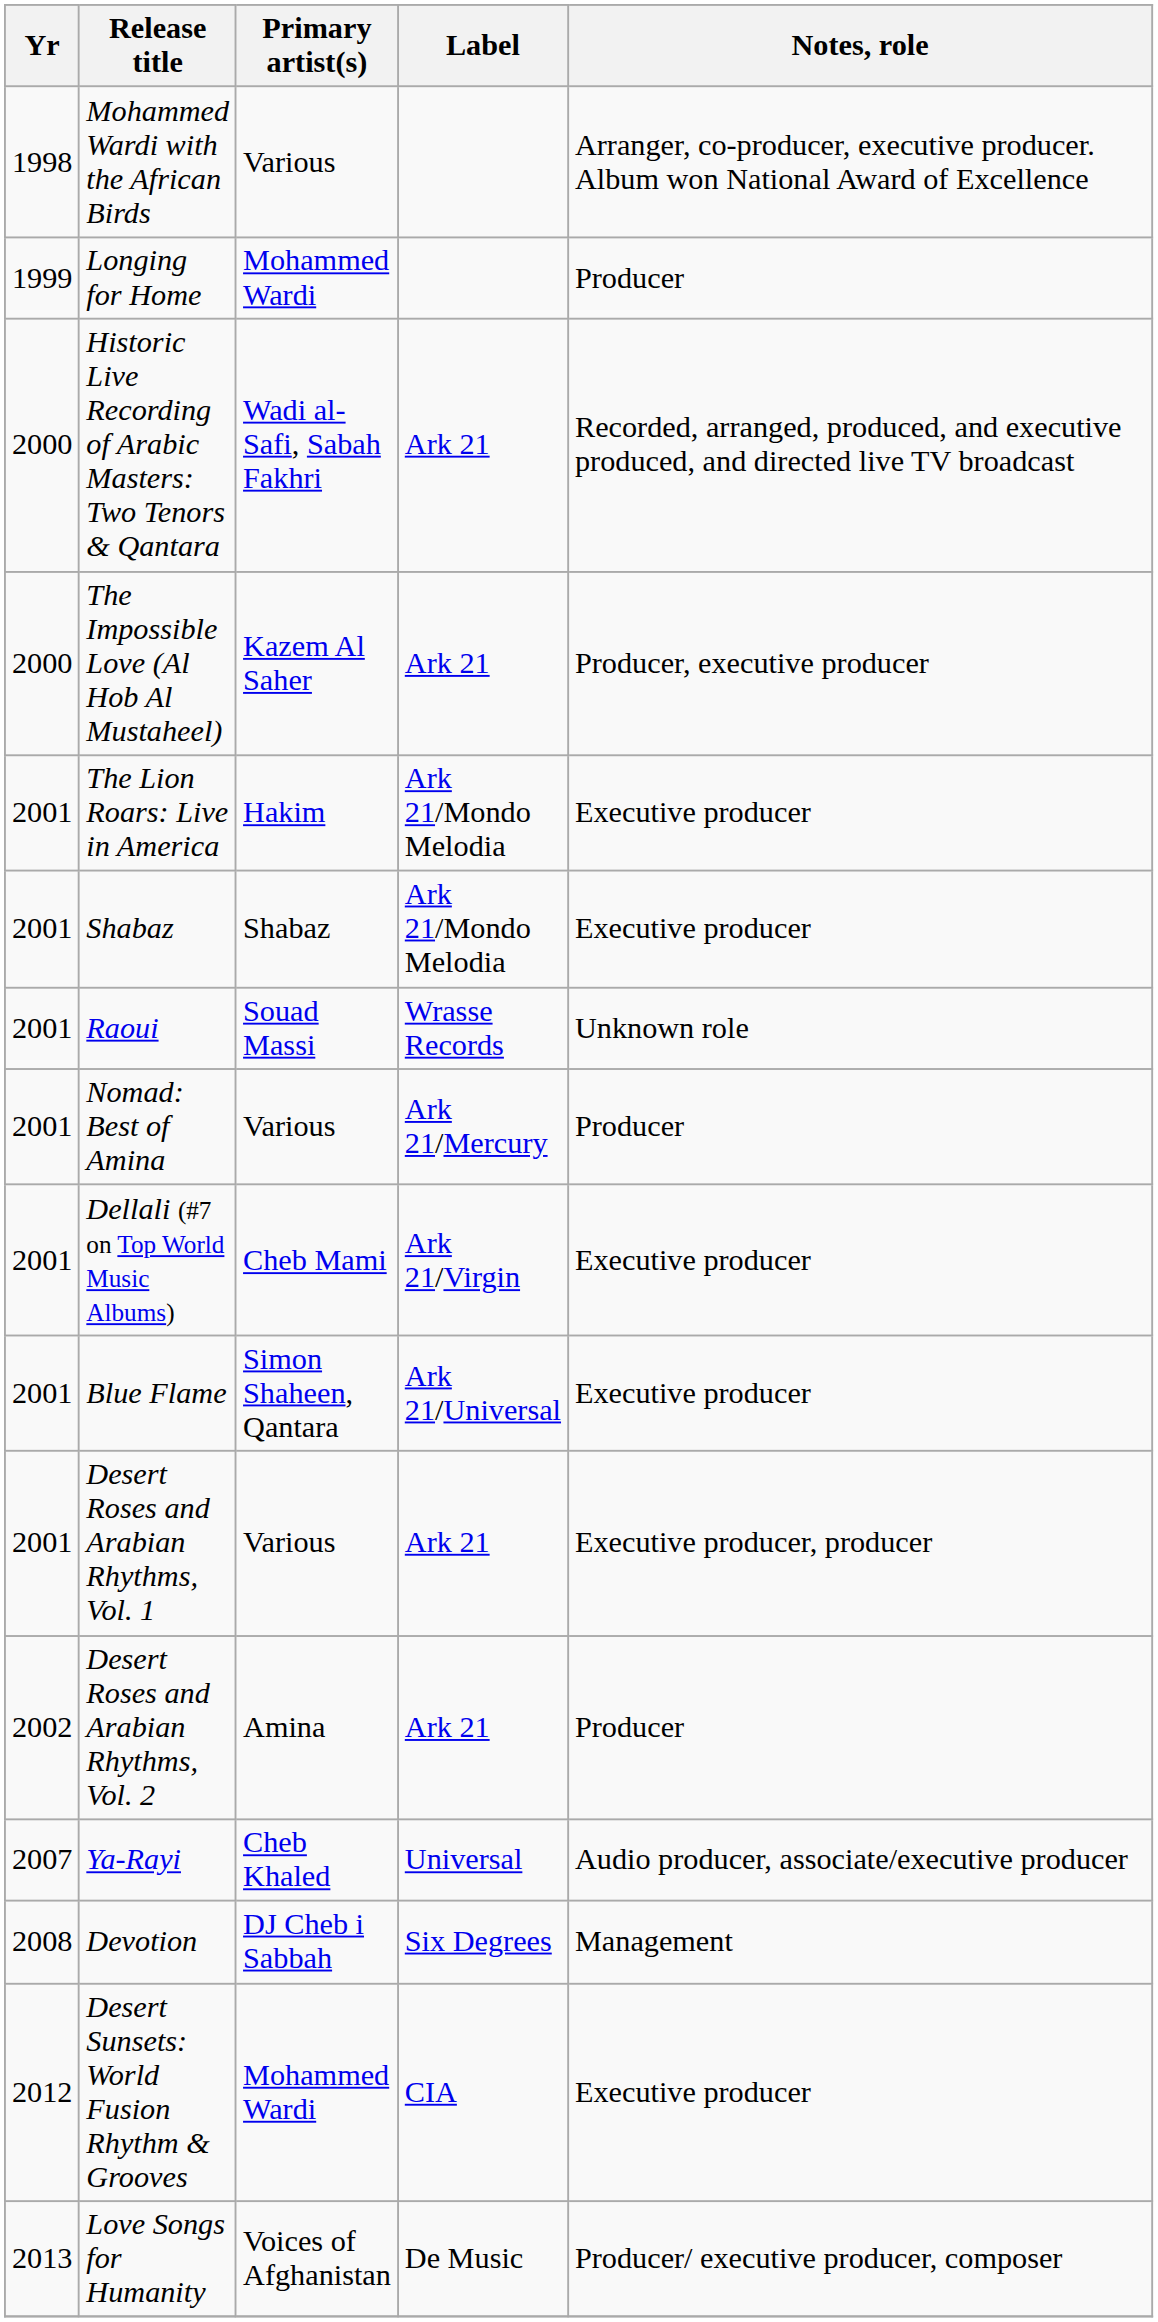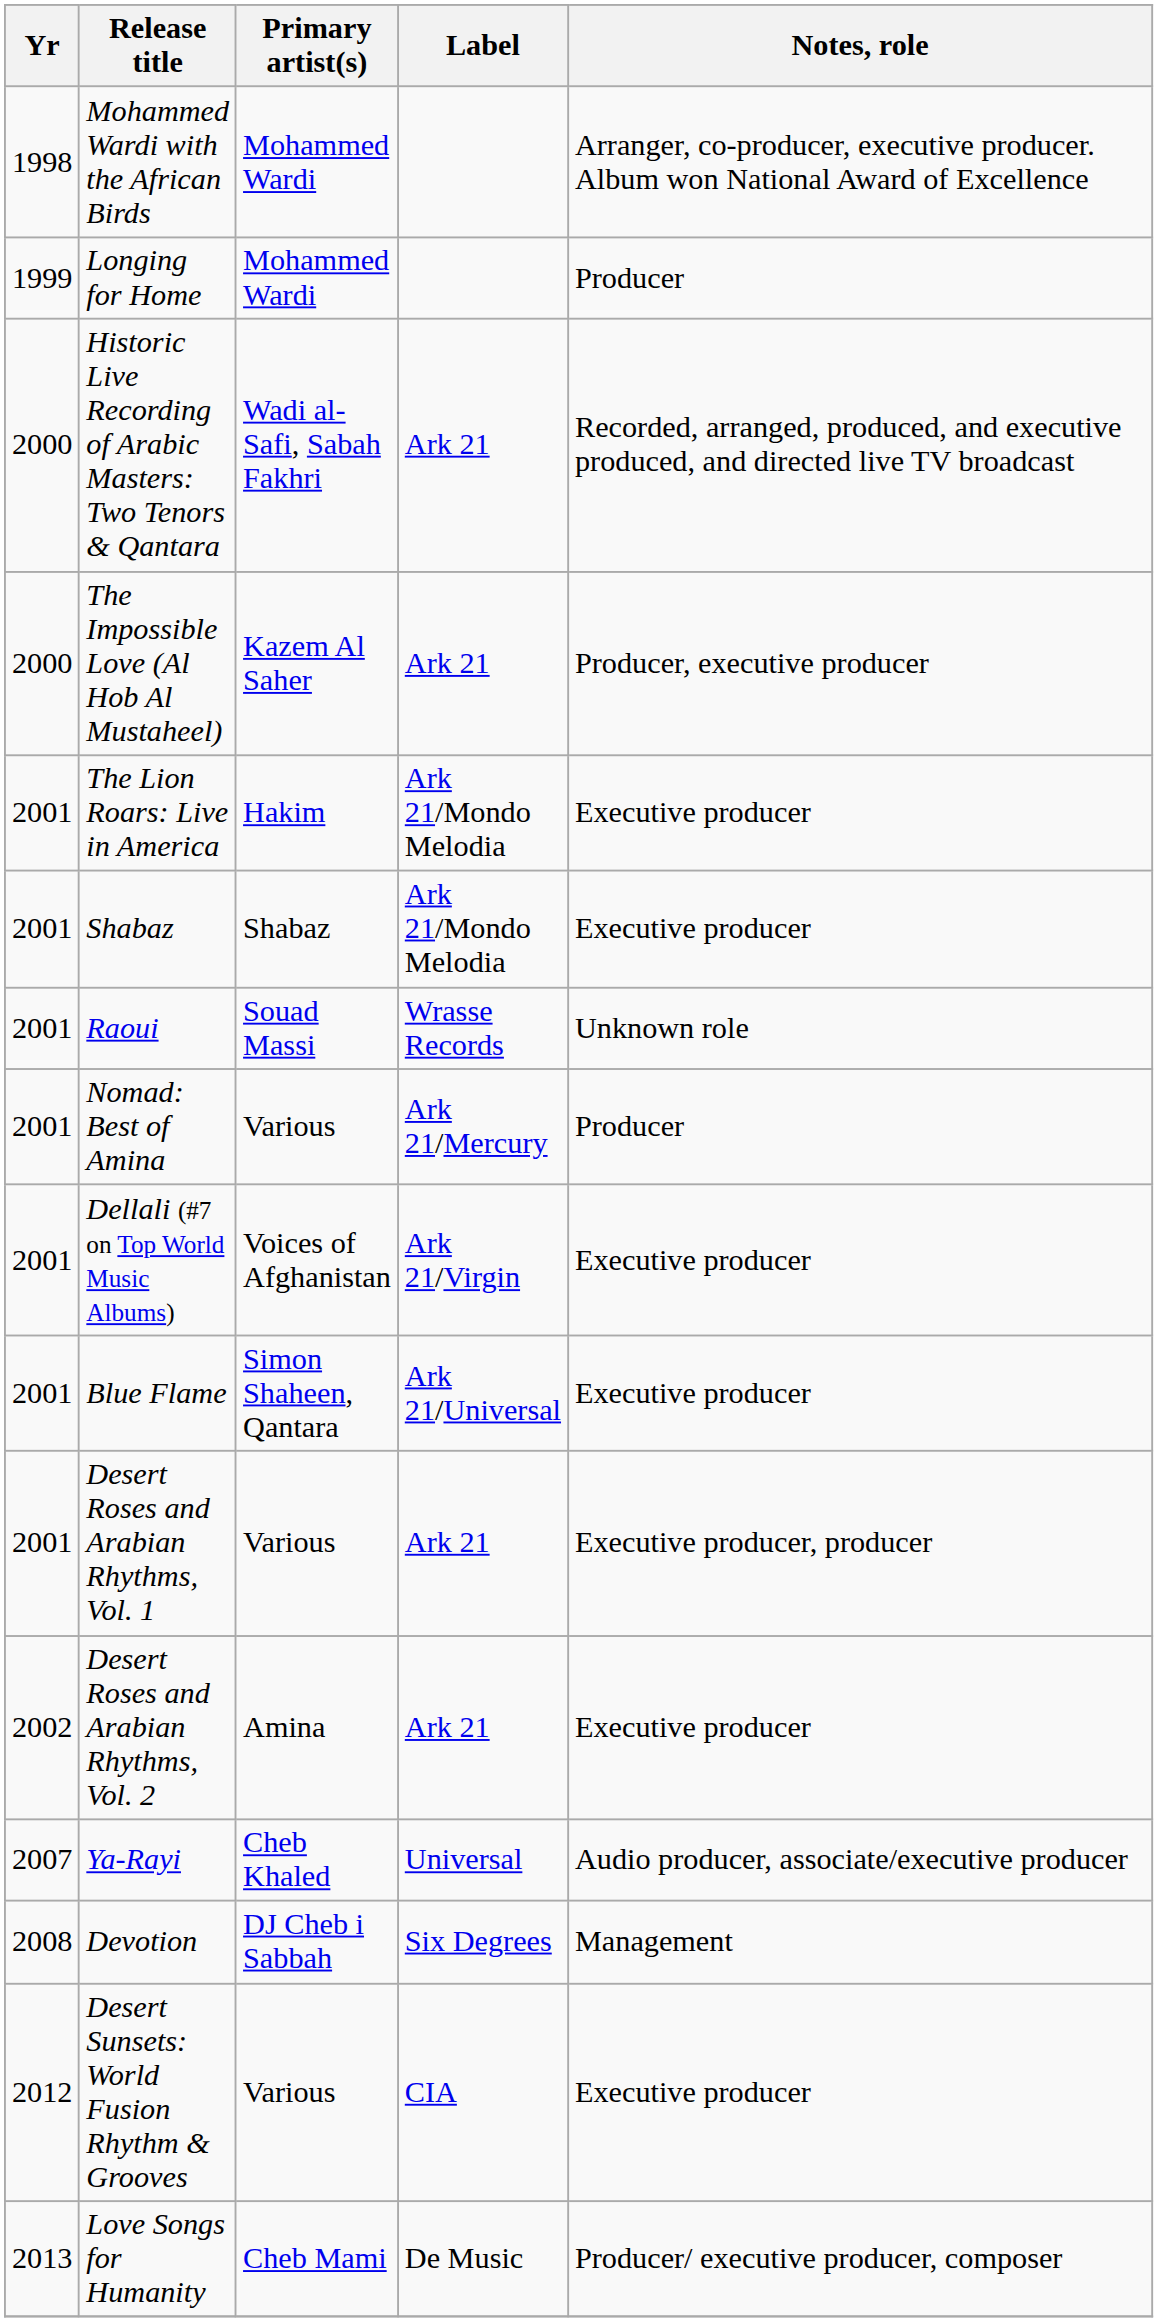(289, 161) Various -> (316, 161) Mohammed Wardi
(315, 1259) Cheb Mami -> (317, 1259) Voices of Afghanistan
(630, 1726) Producer -> (693, 1726) Executive producer
(316, 2091) Mohammed Wardi -> (289, 2091) Various
(317, 2258) Voices of Afghanistan -> (315, 2258) Cheb Mami
